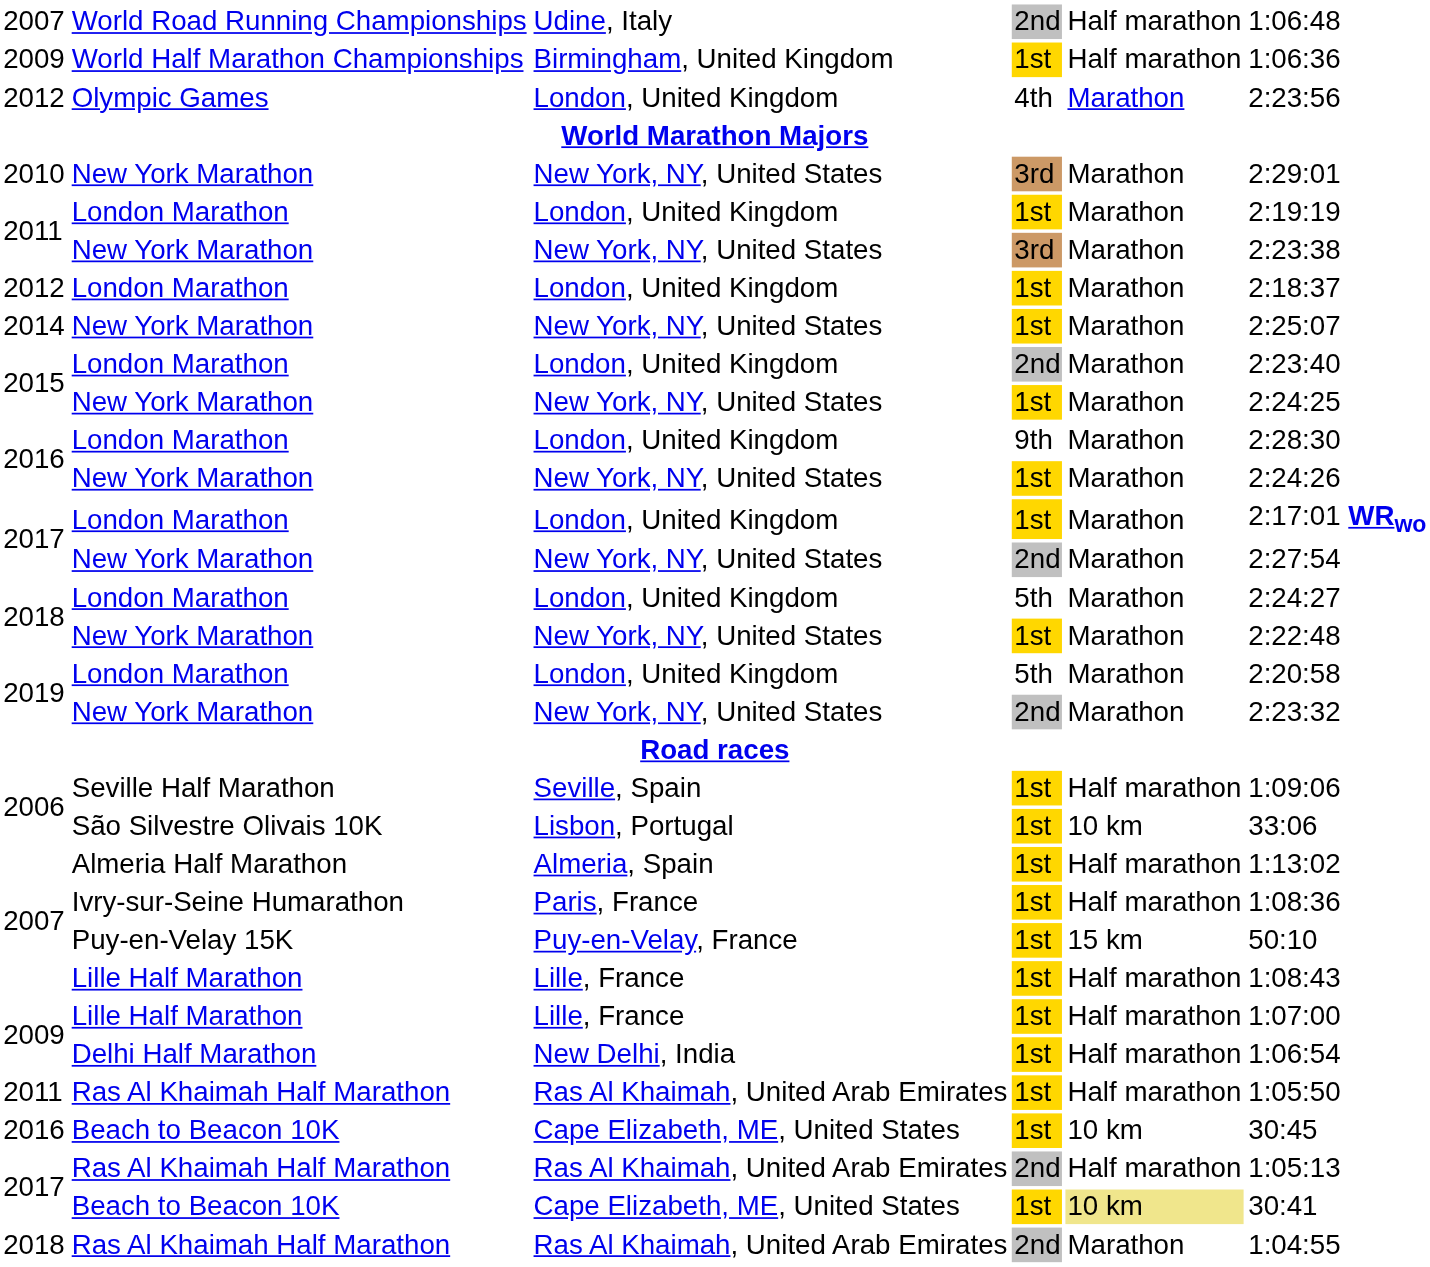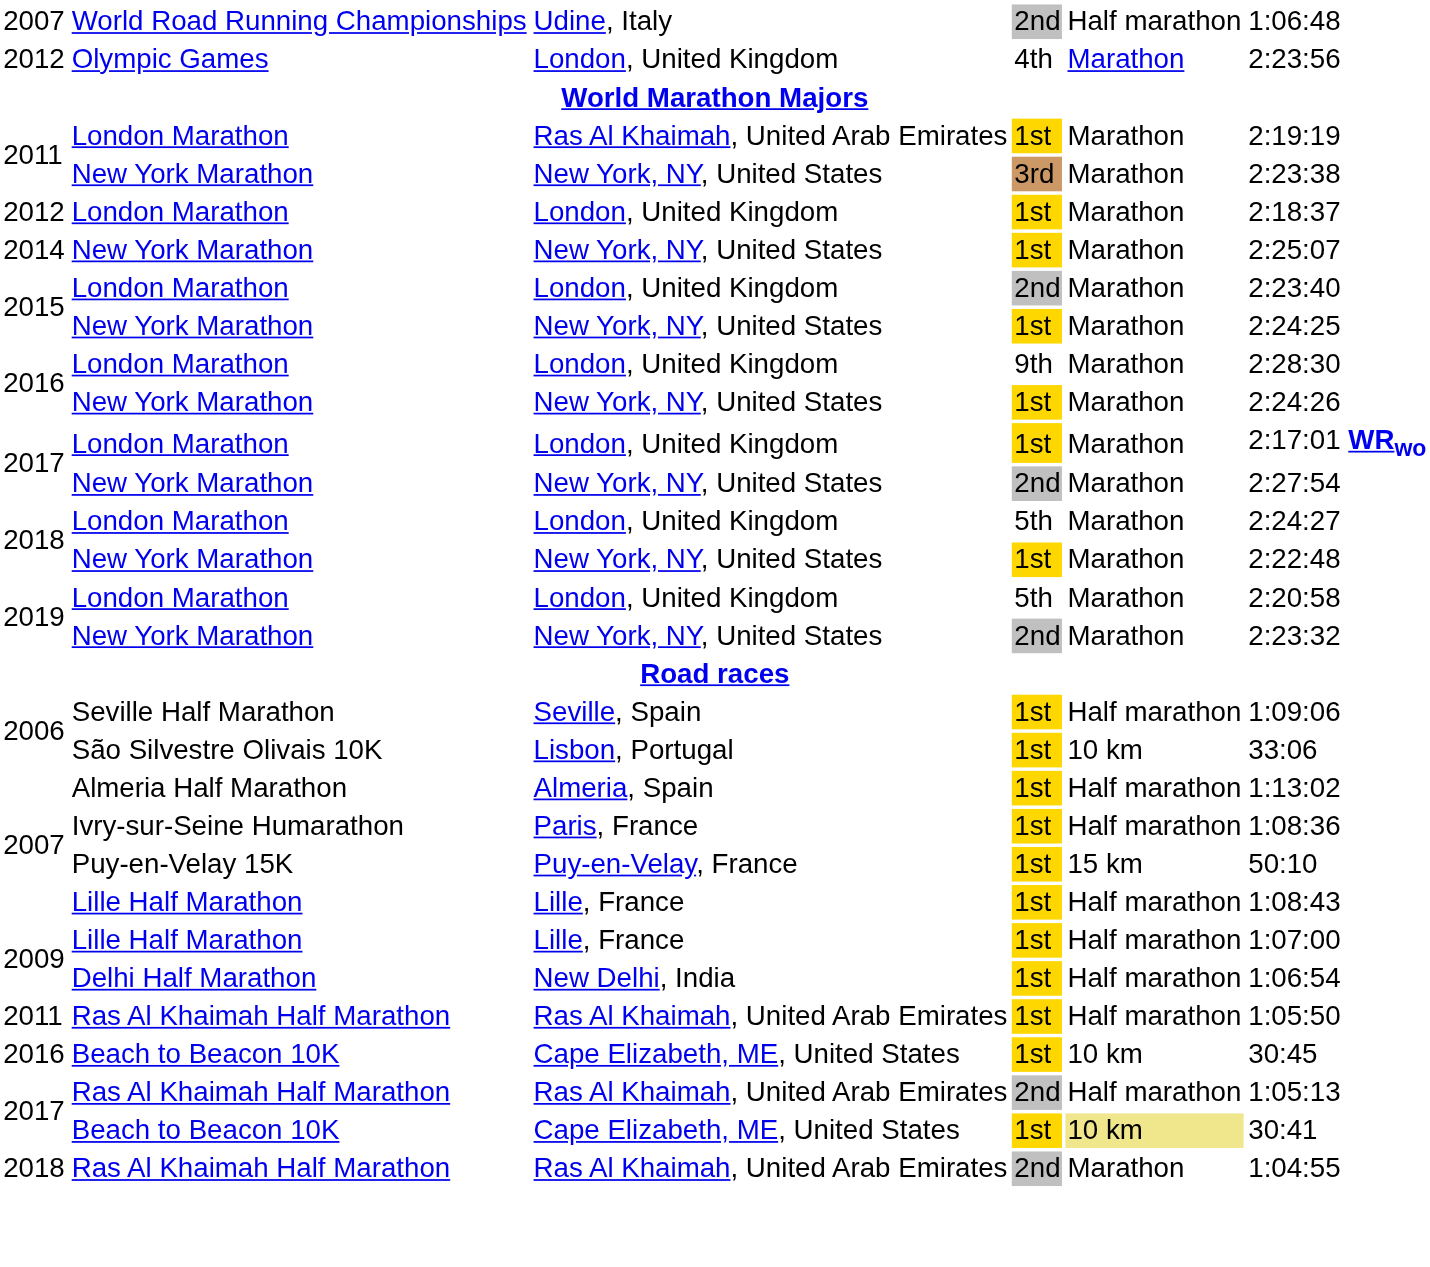- row: (34, 59)
- row: (34, 173)
(686, 211) London, United Kingdom -> (770, 135) Ras Al Khaimah, United Arab Emirates
